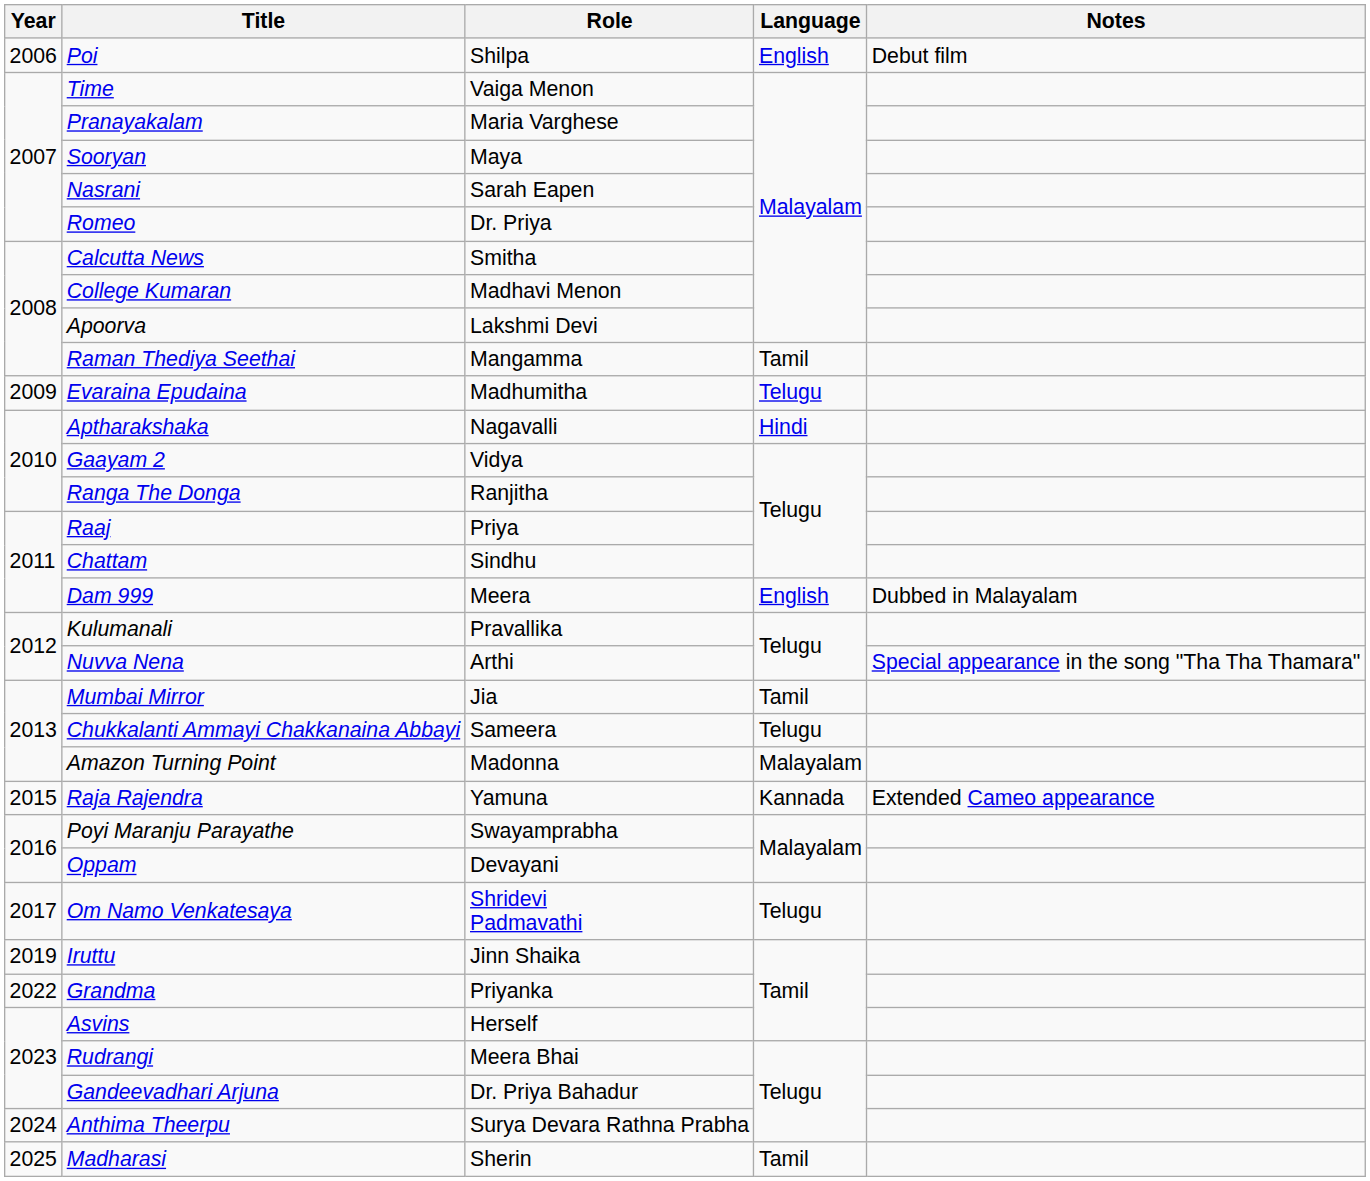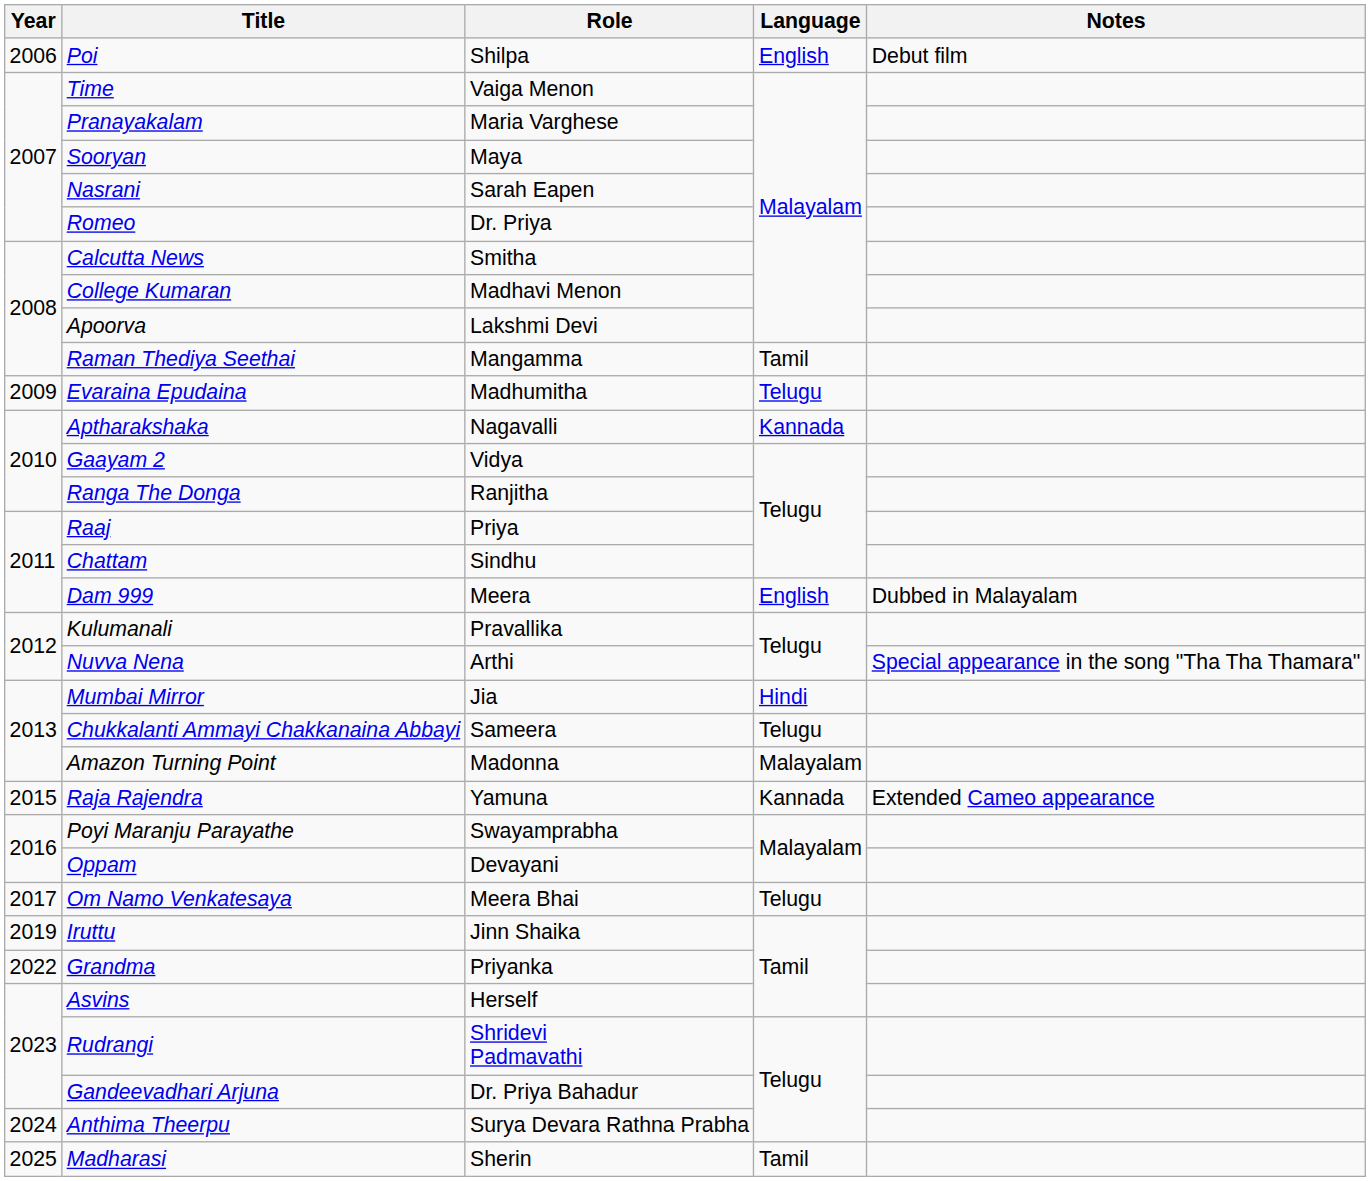(783, 426) Hindi -> (802, 426) Kannada
(784, 696) Tamil -> (783, 696) Hindi
(526, 910) Shridevi Padmavathi -> (524, 898) Meera Bhai
(524, 1057) Meera Bhai -> (526, 1045) Shridevi Padmavathi
